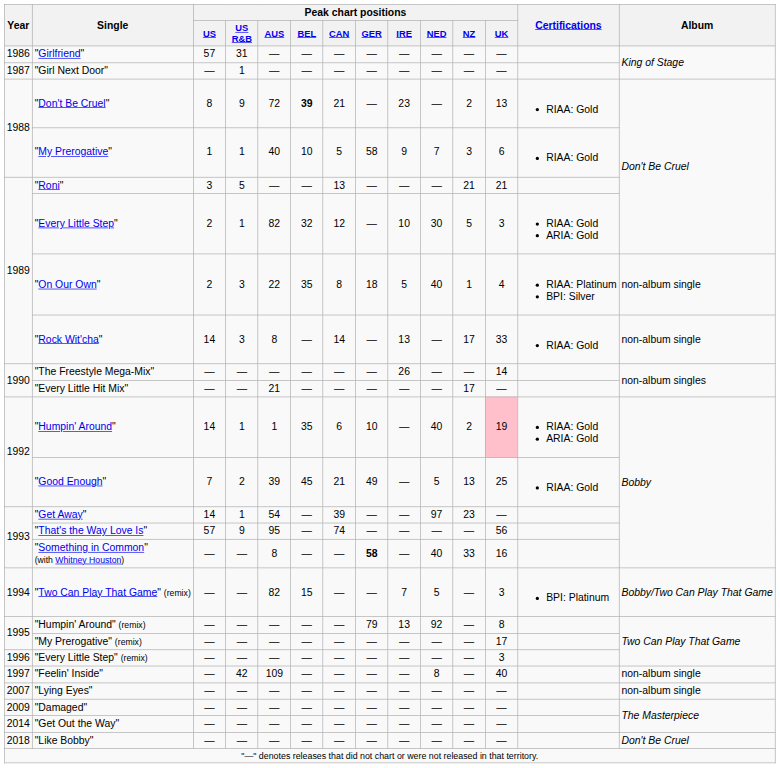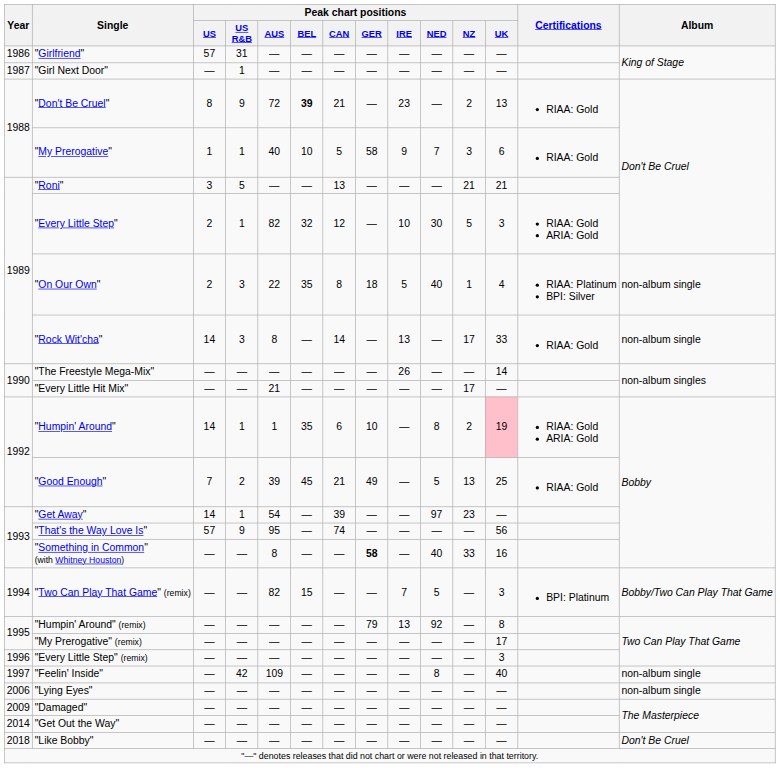(437, 427) 40 -> (437, 427) 8
(18, 691) 2007 -> (18, 691) 2006
